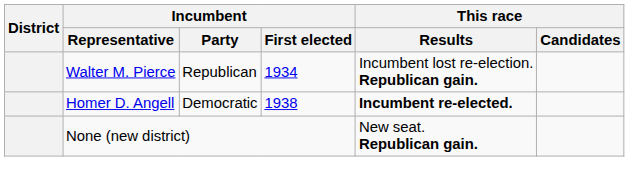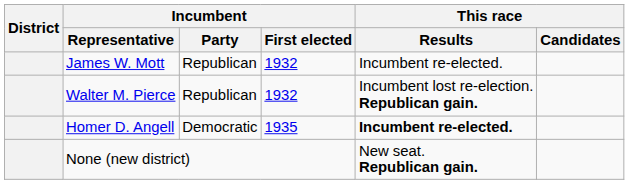+ row: (115, 63)
(281, 71) 1934 -> (281, 95) 1932
(281, 103) 1938 -> (281, 127) 1935
